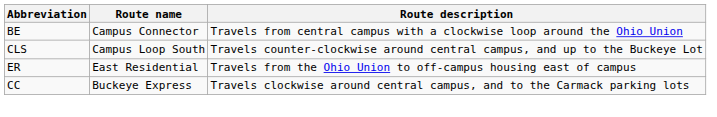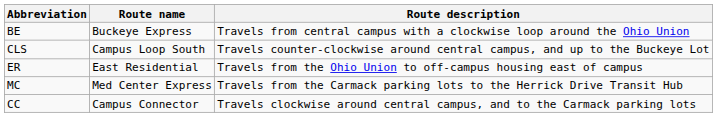(145, 31) Campus Connector -> (142, 31) Buckeye Express
+ row: (14, 85)
(142, 85) Buckeye Express -> (145, 103) Campus Connector
